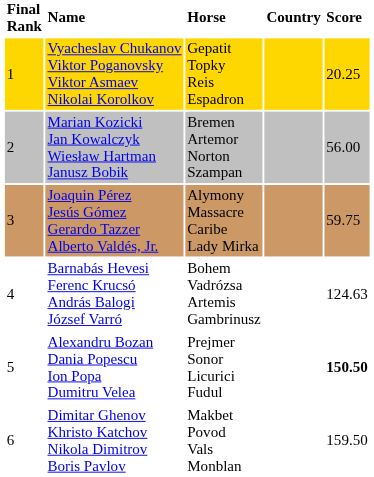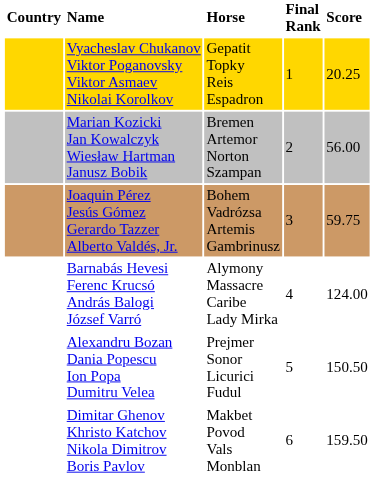columns swapped: (24, 17) <-> (294, 17)
(223, 220) Alymony Massacre Caribe Lady Mirka -> (243, 220) Bohem Vadrózsa Artemis Gambrinusz
(224, 294) Bohem Vadrózsa Artemis Gambrinusz -> (242, 294) Alymony Massacre Caribe Lady Mirka
(347, 294) 124.63 -> (347, 294) 124.00
(347, 367) bold -> (347, 367) normal
